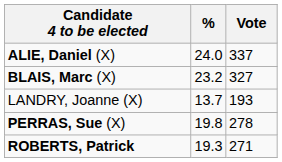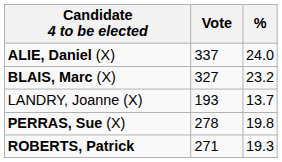columns swapped: (252, 24) <-> (208, 24)
